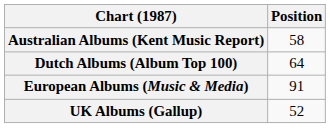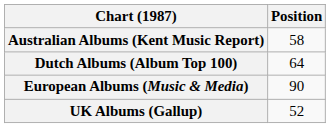(297, 87) 91 -> (297, 87) 90
